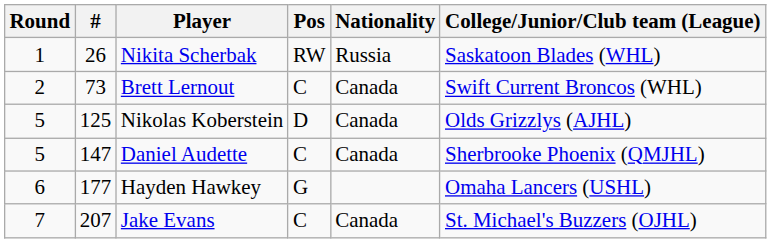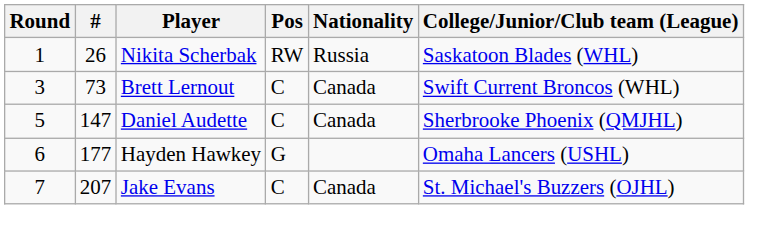(40, 87) 2 -> (40, 87) 3
- row: (202, 120)
